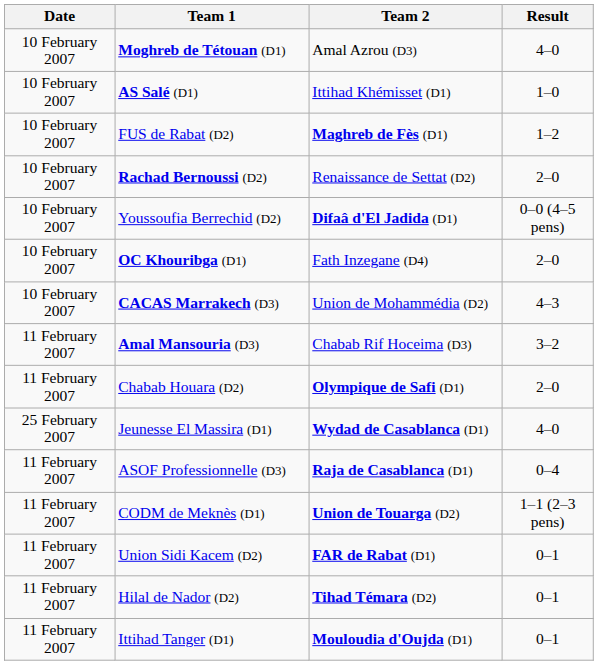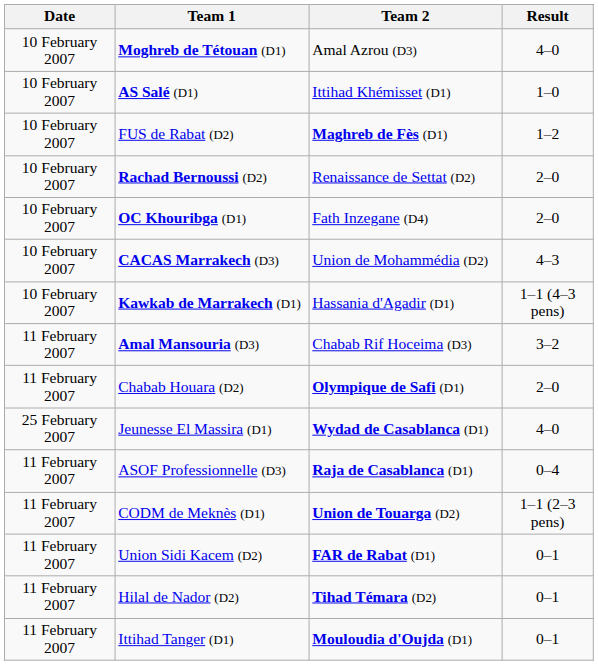- row: (200, 218)
+ row: (210, 302)
